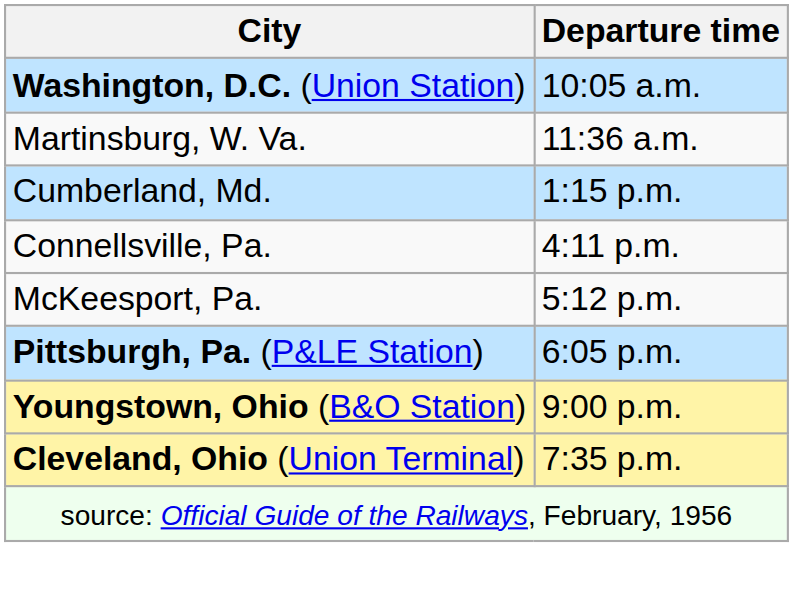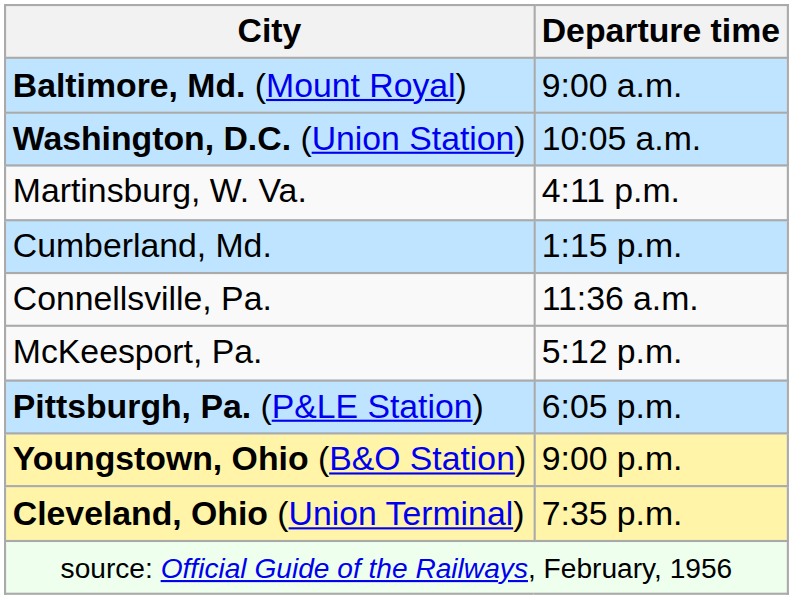+ row: (240, 84)
(620, 138) 11:36 a.m. -> (611, 191) 4:11 p.m.
(611, 245) 4:11 p.m. -> (620, 298) 11:36 a.m.
